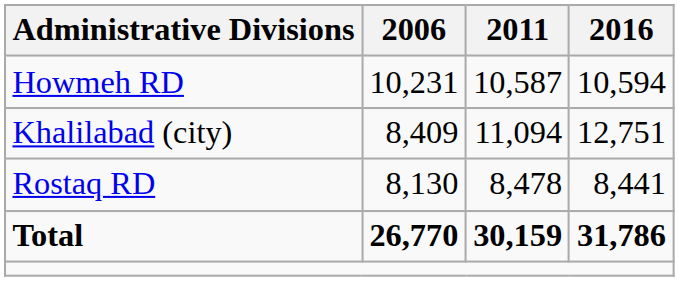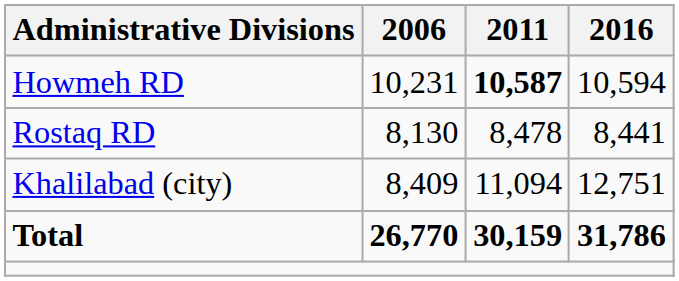(518, 81) normal -> (518, 81) bold
rows swapped: (84, 183) <-> (122, 132)
